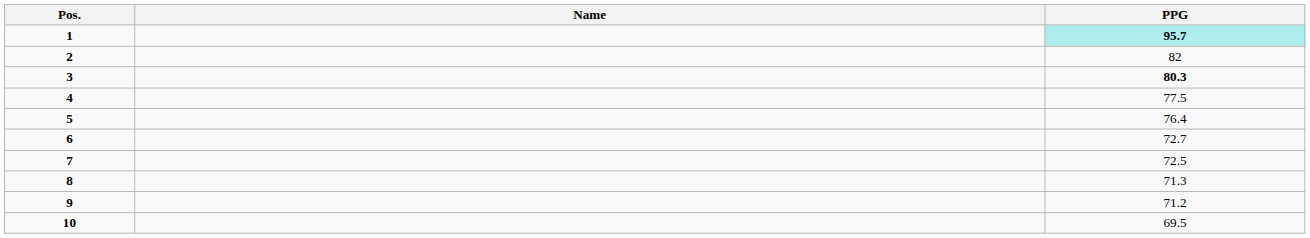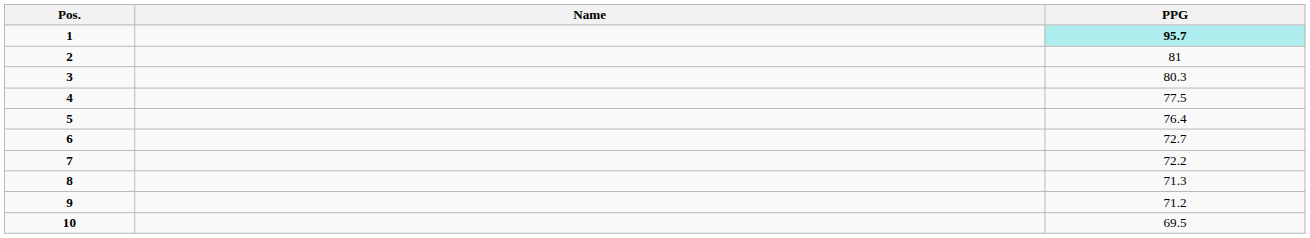(1175, 56) 82 -> (1175, 56) 81
(1175, 77) bold -> (1175, 77) normal
(1175, 160) 72.5 -> (1175, 160) 72.2
